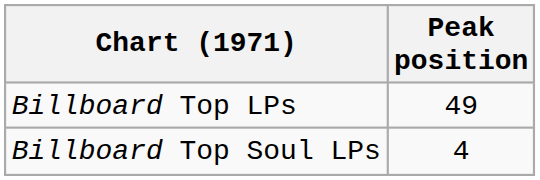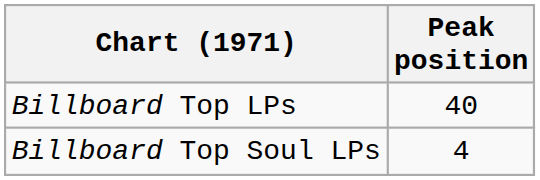(461, 106) 49 -> (461, 106) 40
